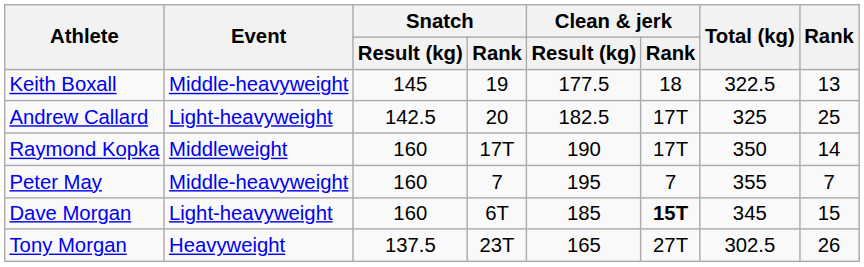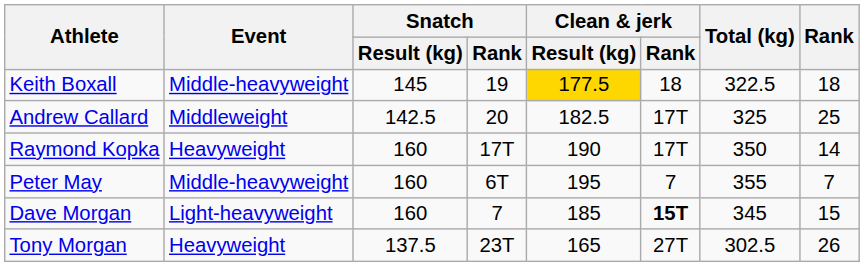(584, 85) no background -> (584, 85) gold background
(829, 85) 13 -> (829, 85) 18
(251, 117) Light-heavyweight -> (228, 117) Middleweight
(228, 149) Middleweight -> (227, 149) Heavyweight
(497, 182) 7 -> (497, 182) 6T
(497, 214) 6T -> (497, 214) 7
